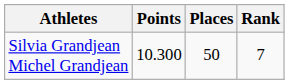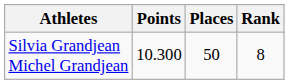(261, 55) 7 -> (261, 55) 8
